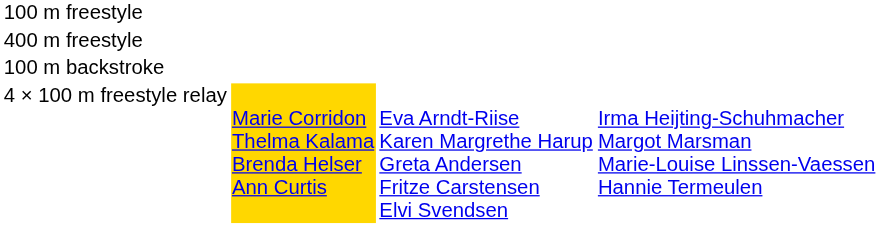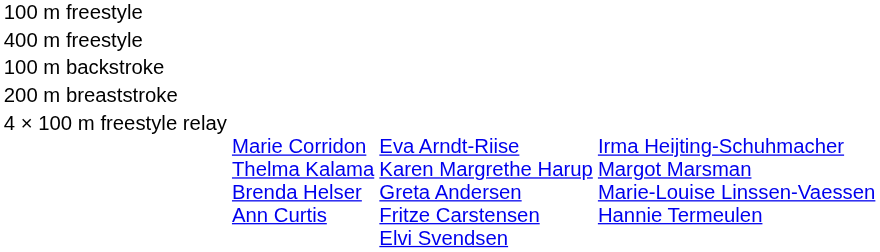+ row: (91, 95)
(303, 153) gold background -> (303, 181) no background
